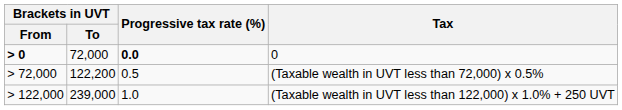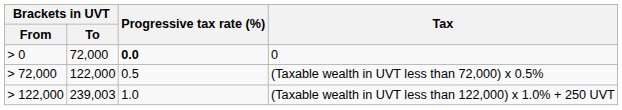(16, 54) bold -> (16, 54) normal
(93, 74) 122,200 -> (93, 74) 122,000
(93, 94) 239,000 -> (93, 94) 239,003
